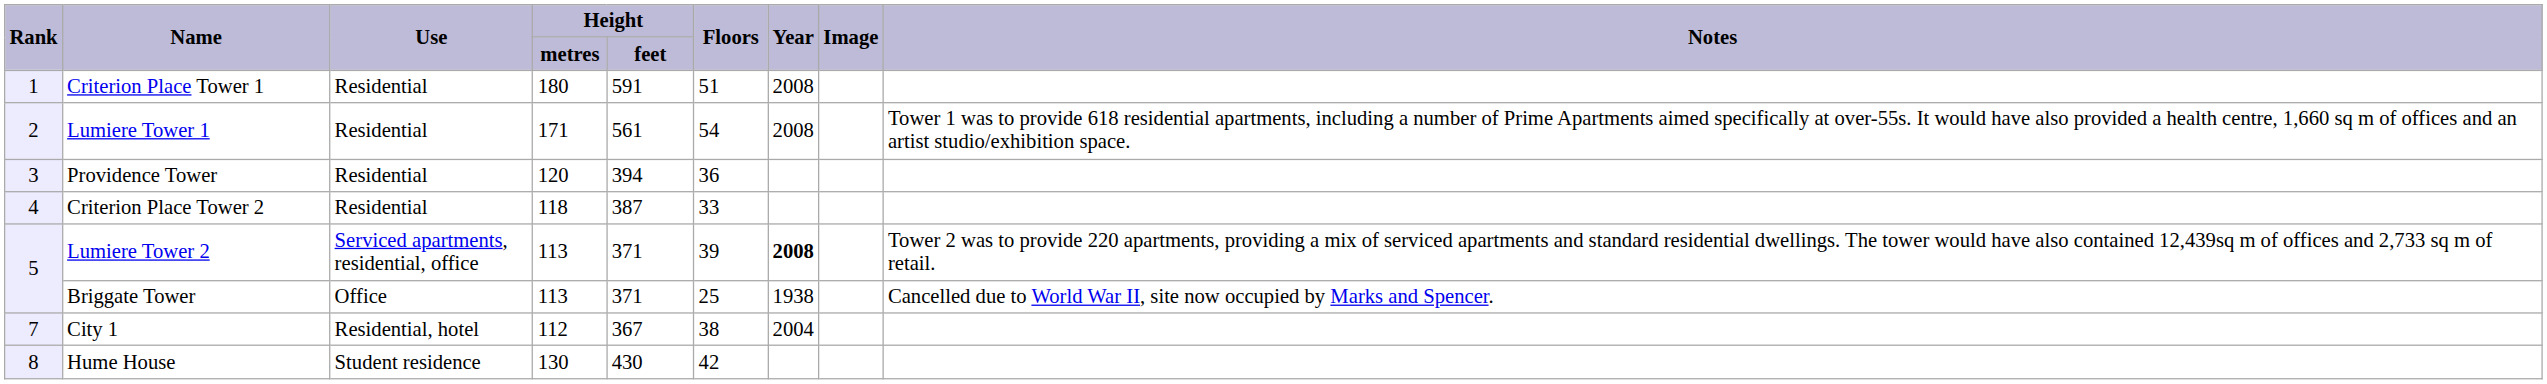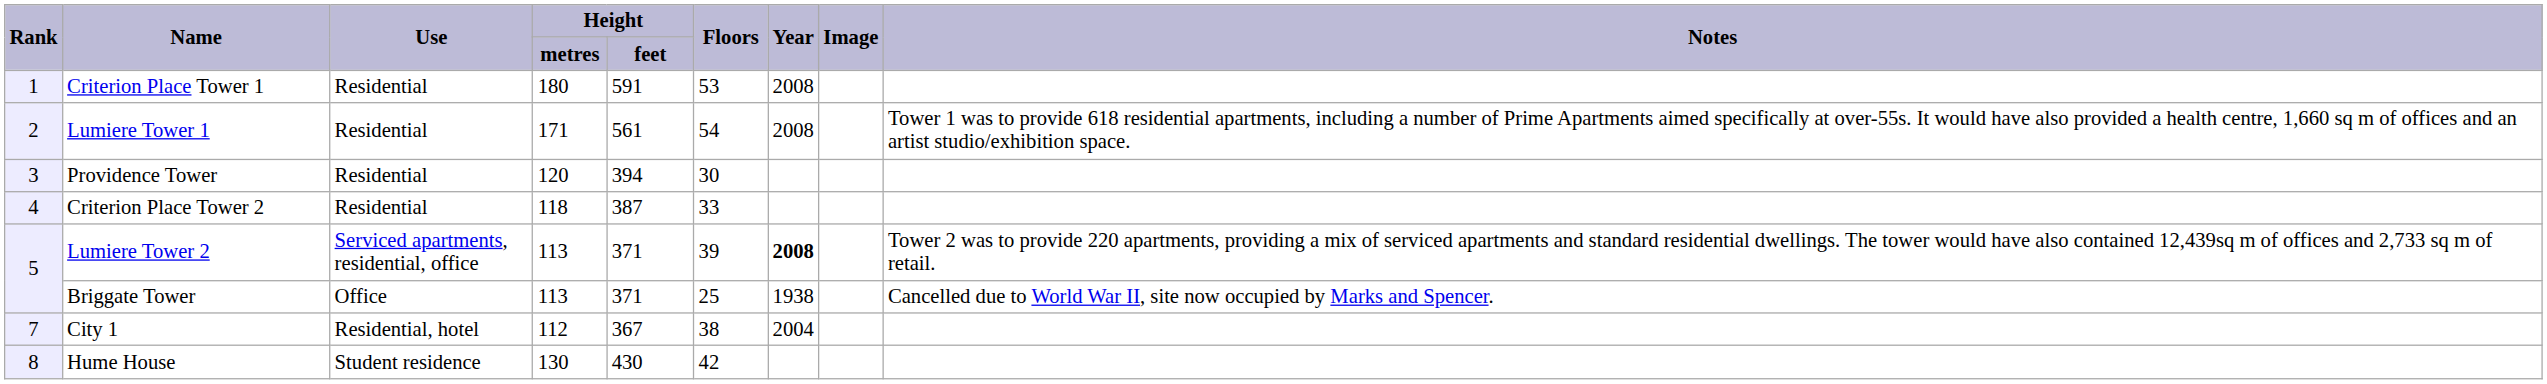(709, 86) 51 -> (709, 86) 53
(709, 175) 36 -> (709, 175) 30
